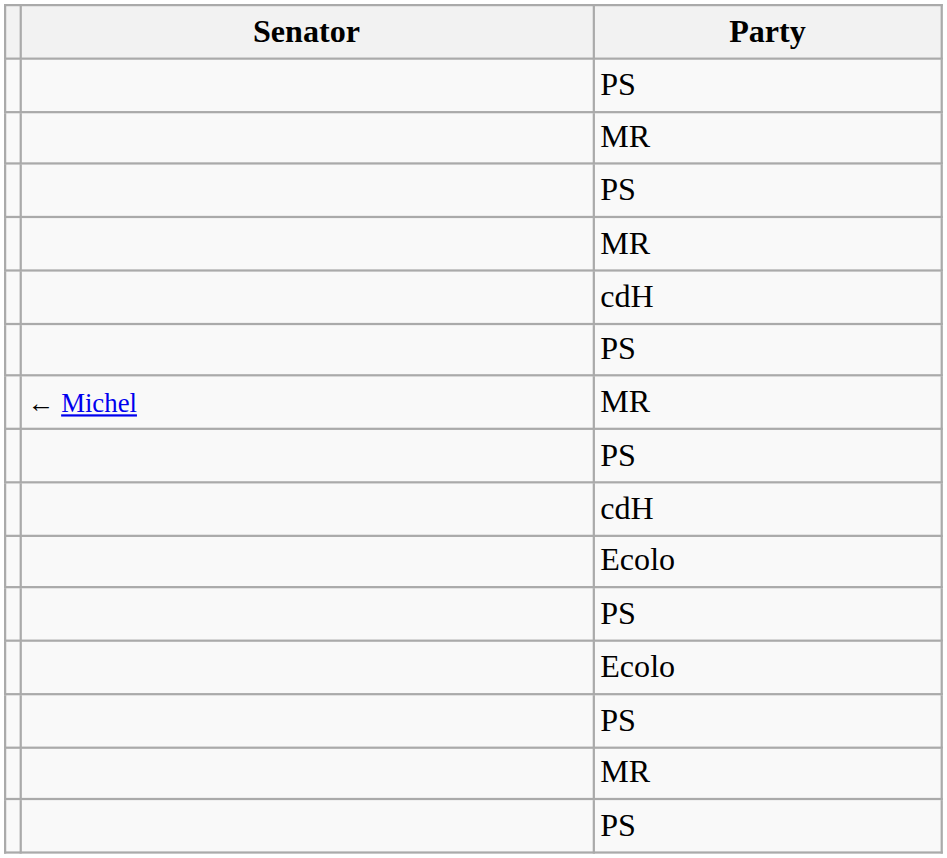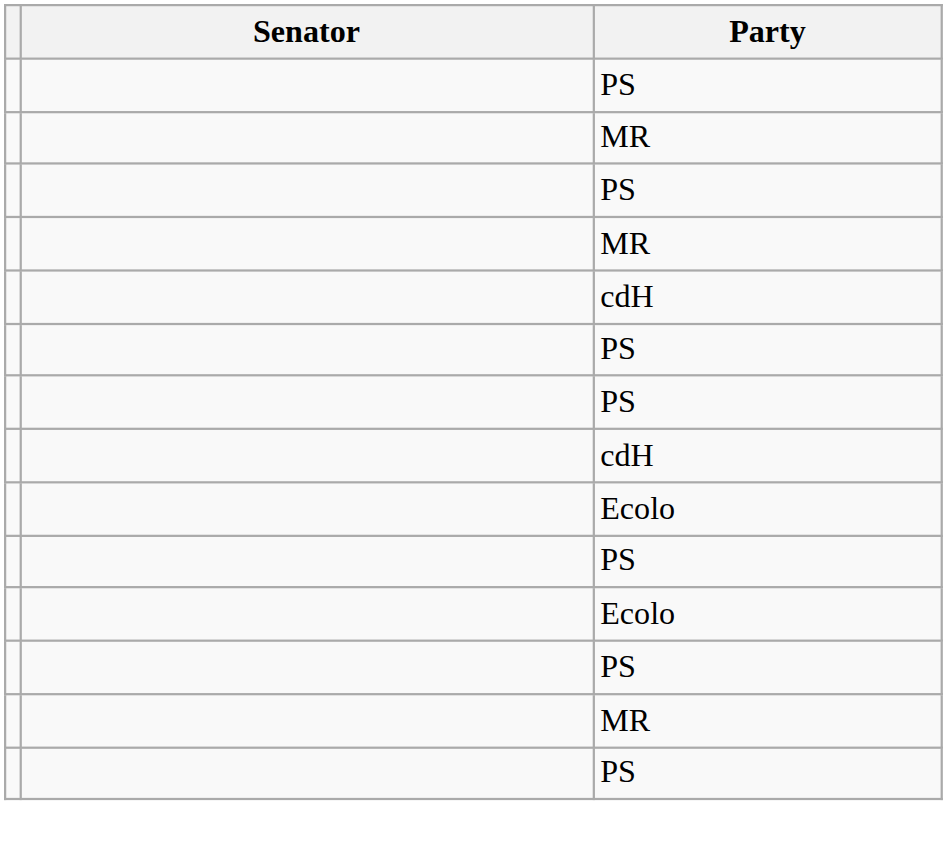- row: (82, 404)
